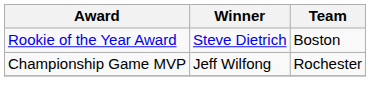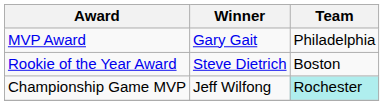+ row: (47, 40)
(328, 64) no background -> (328, 87) paleturquoise background
